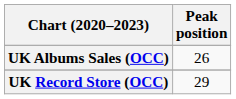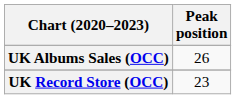(202, 81) 29 -> (202, 81) 23
